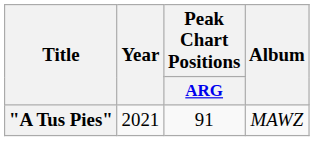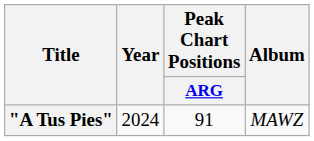(140, 119) 2021 -> (140, 119) 2024
